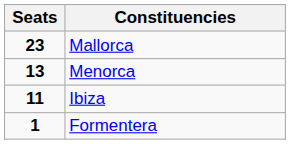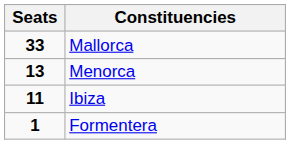(35, 44) 23 -> (35, 44) 33
